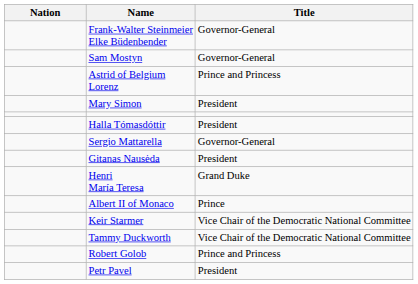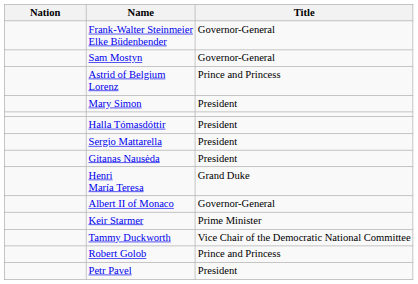(236, 141) Governor-General -> (217, 141) President
(211, 204) Prince -> (236, 204) Governor-General
(304, 220) Vice Chair of the Democratic National Committee -> (230, 220) Prime Minister
